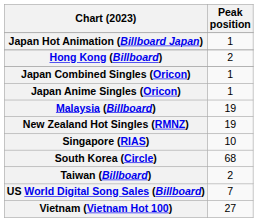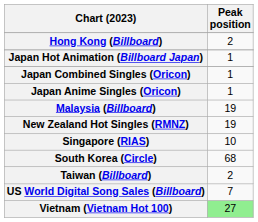rows swapped: (106, 58) <-> (106, 41)
(230, 208) no background -> (230, 208) lightgreen background
